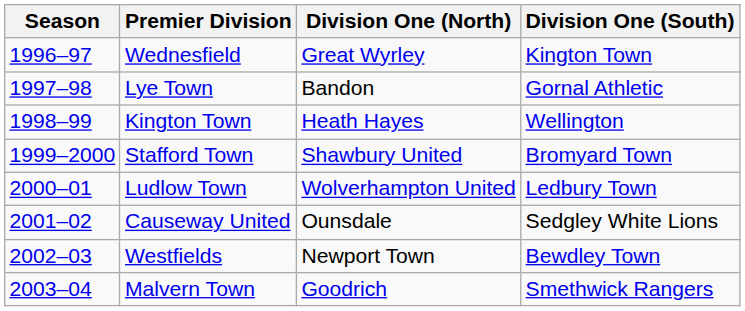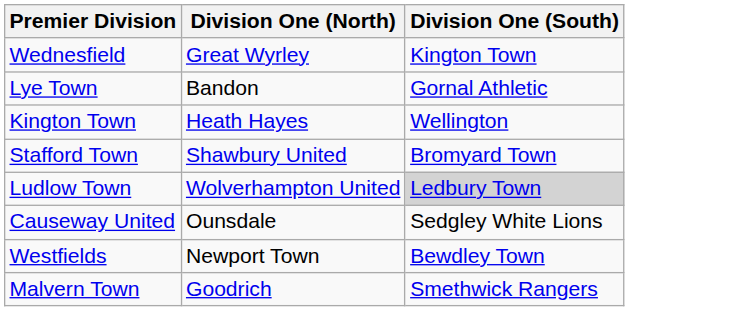- column: (62, 21)
(591, 188) no background -> (476, 188) lightgrey background
